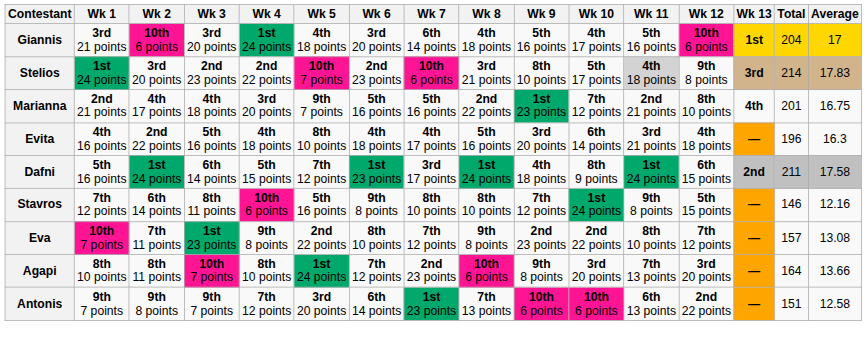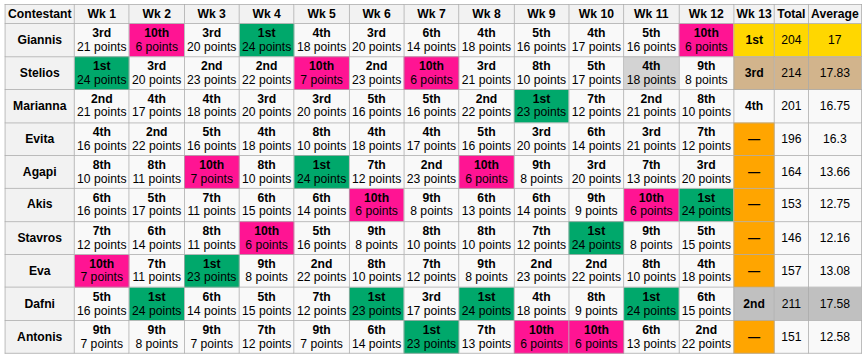(322, 106) 9th 7 points -> (322, 106) 3rd 20 points
(706, 139) 4th 18 points -> (706, 139) 7th 12 points
rows swapped: (40, 172) <-> (40, 271)
+ row: (40, 205)
(706, 238) 7th 12 points -> (706, 271) 4th 18 points
(322, 303) 3rd 20 points -> (322, 336) 9th 7 points
